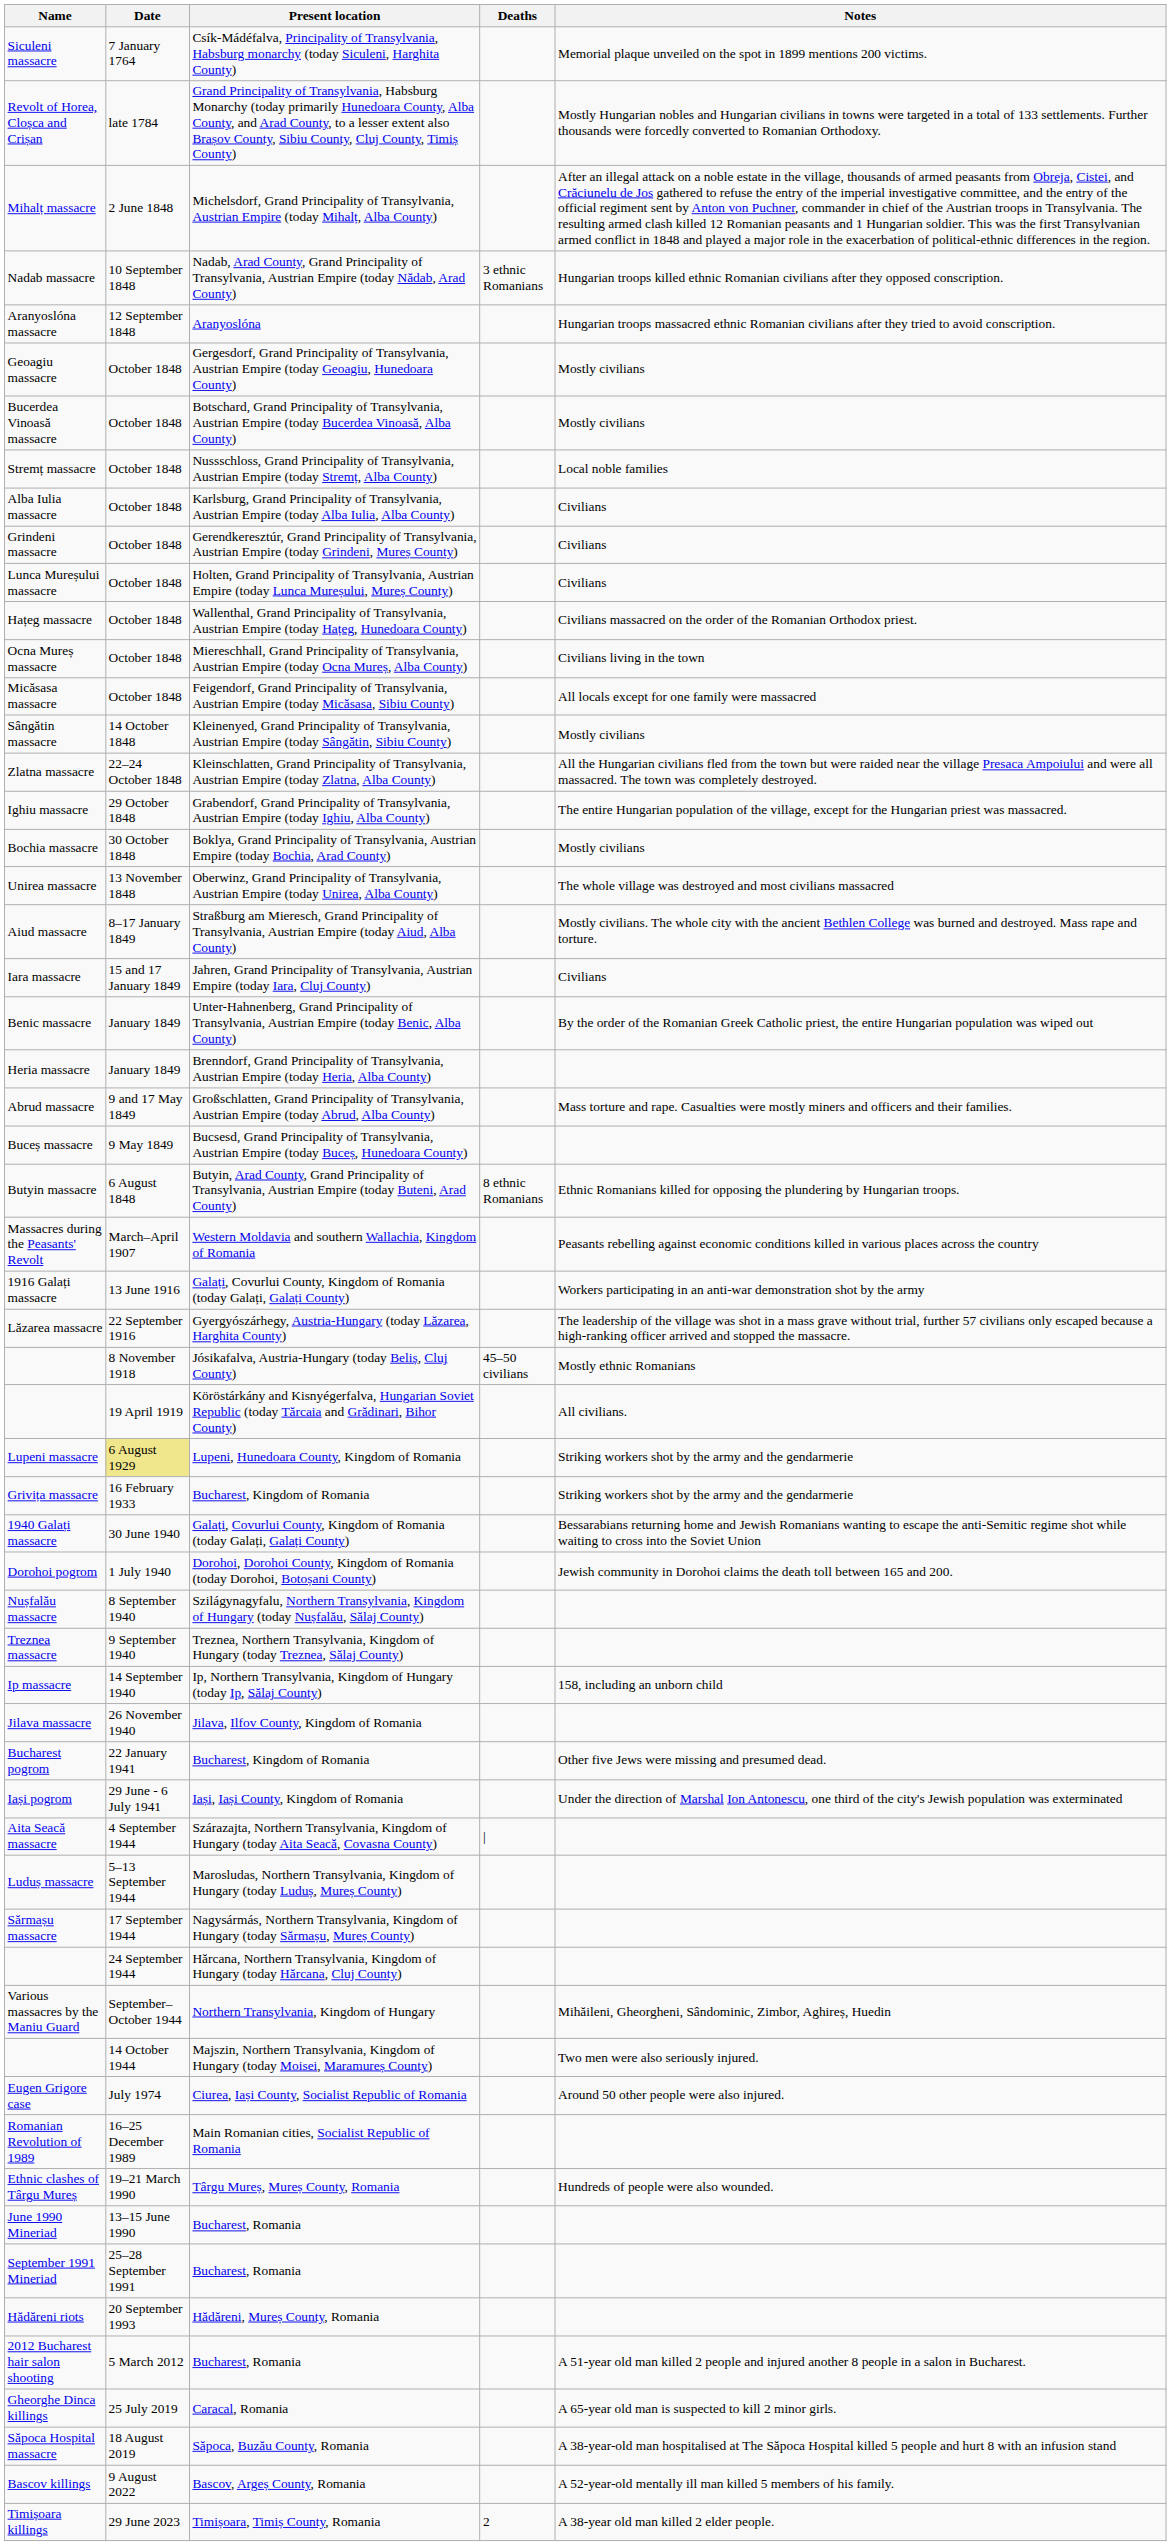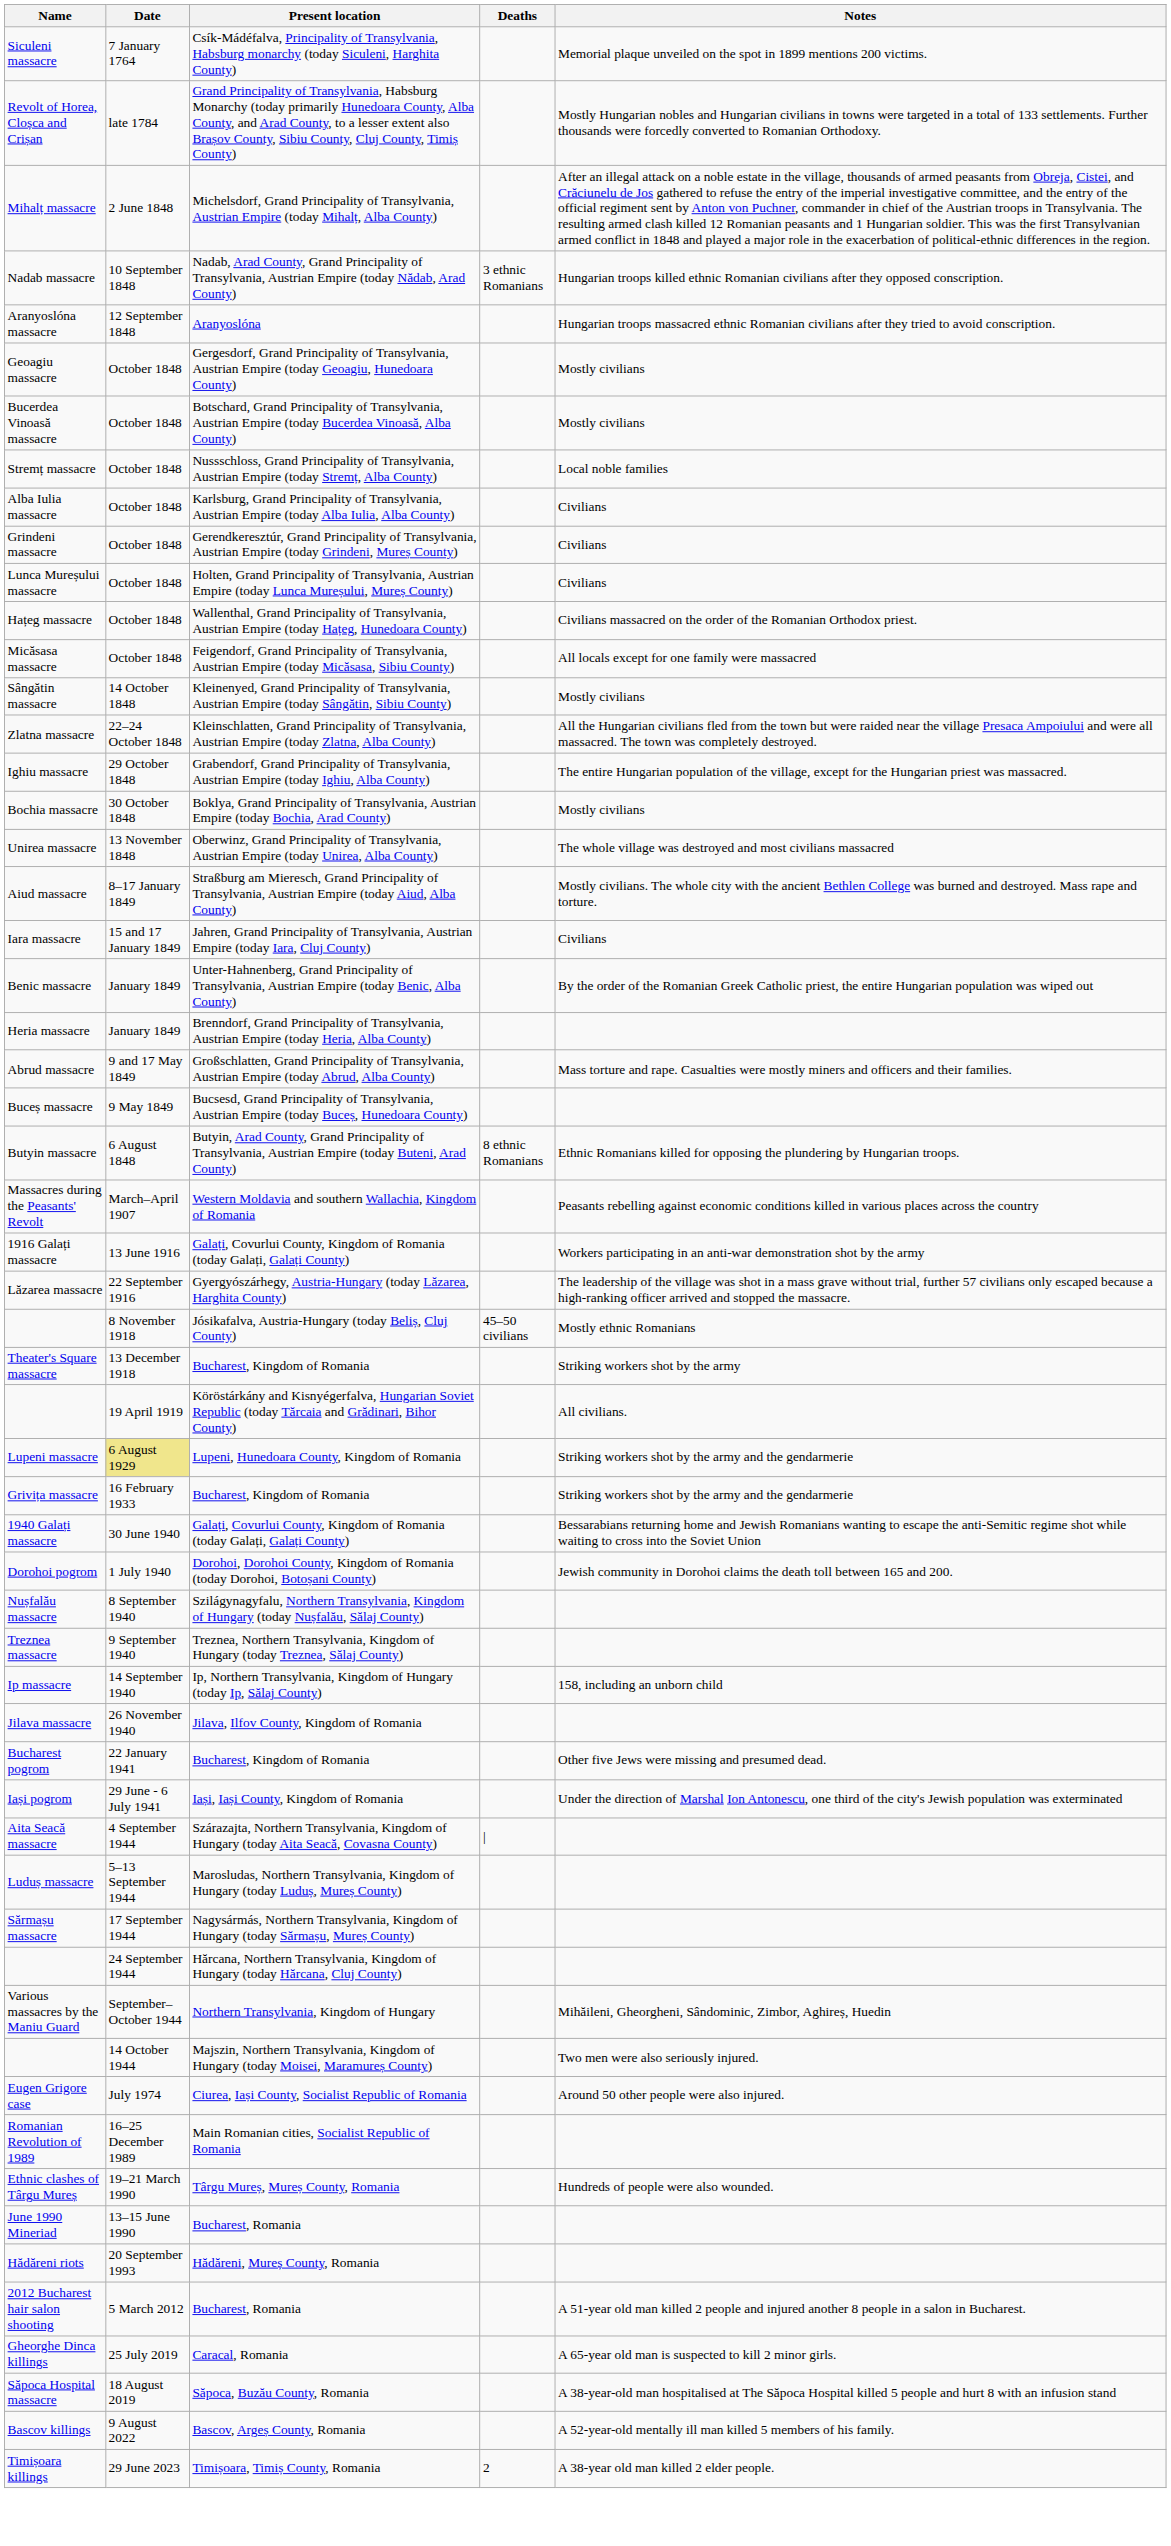- row: (40, 658)
+ row: (52, 1366)
- row: (51, 2271)
